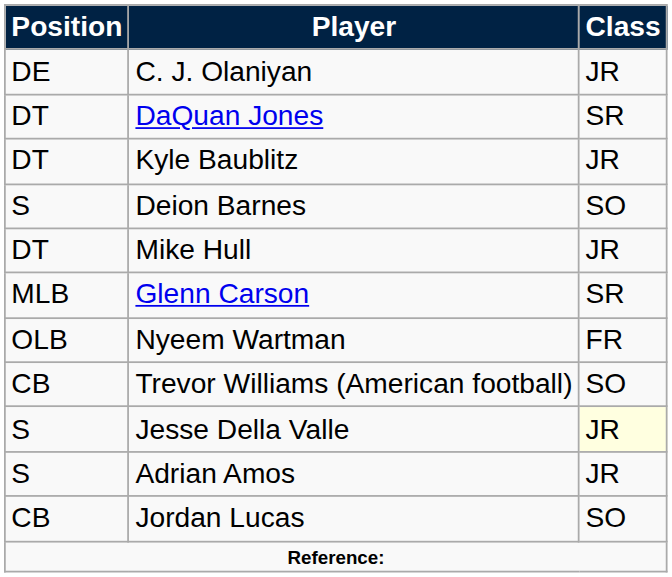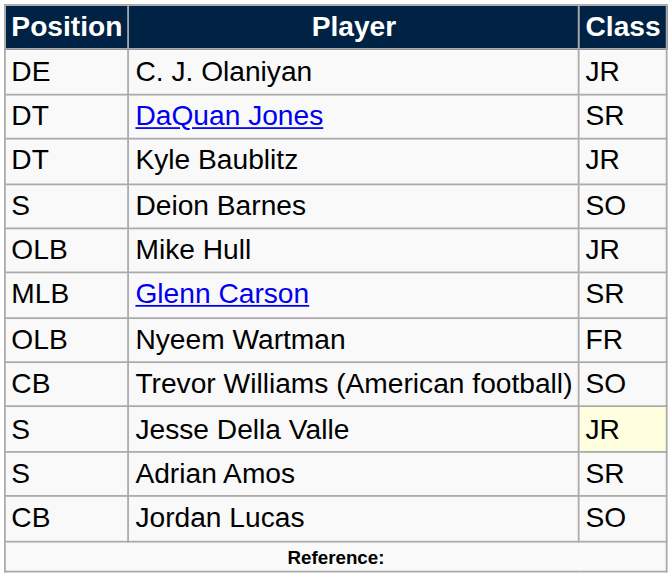(30, 250) DT -> (40, 250) OLB
(603, 473) JR -> (605, 473) SR
